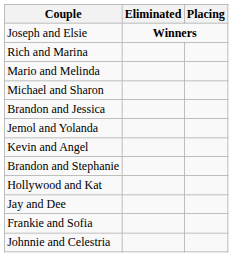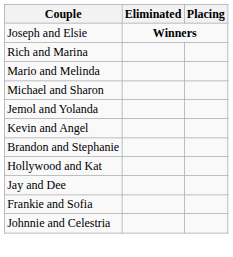- row: (56, 109)
